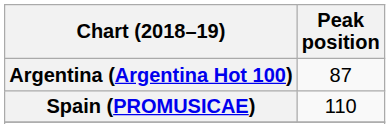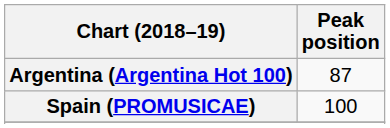(341, 106) 110 -> (341, 106) 100
